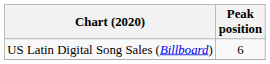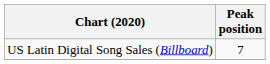(240, 49) 6 -> (240, 49) 7
